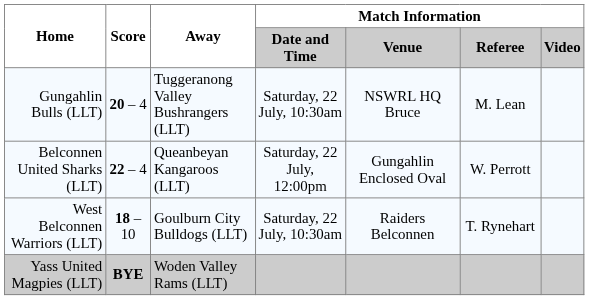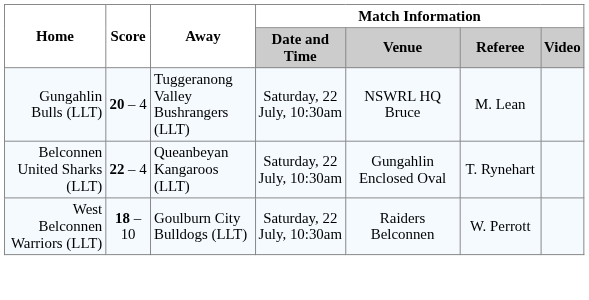(300, 169) Saturday, 22 July, 12:00pm -> (300, 169) Saturday, 22 July, 10:30am
(500, 169) W. Perrott -> (500, 169) T. Rynehart
(500, 226) T. Rynehart -> (500, 226) W. Perrott
- row: (57, 274)
